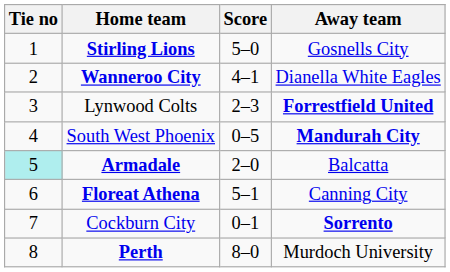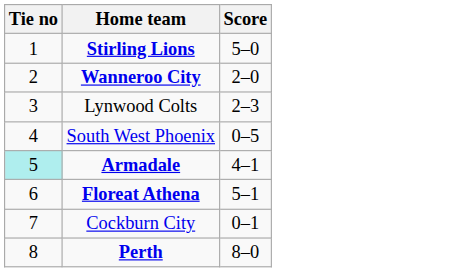- column: (358, 19)
(245, 77) 4–1 -> (245, 77) 2–0
(245, 164) 2–0 -> (245, 164) 4–1
